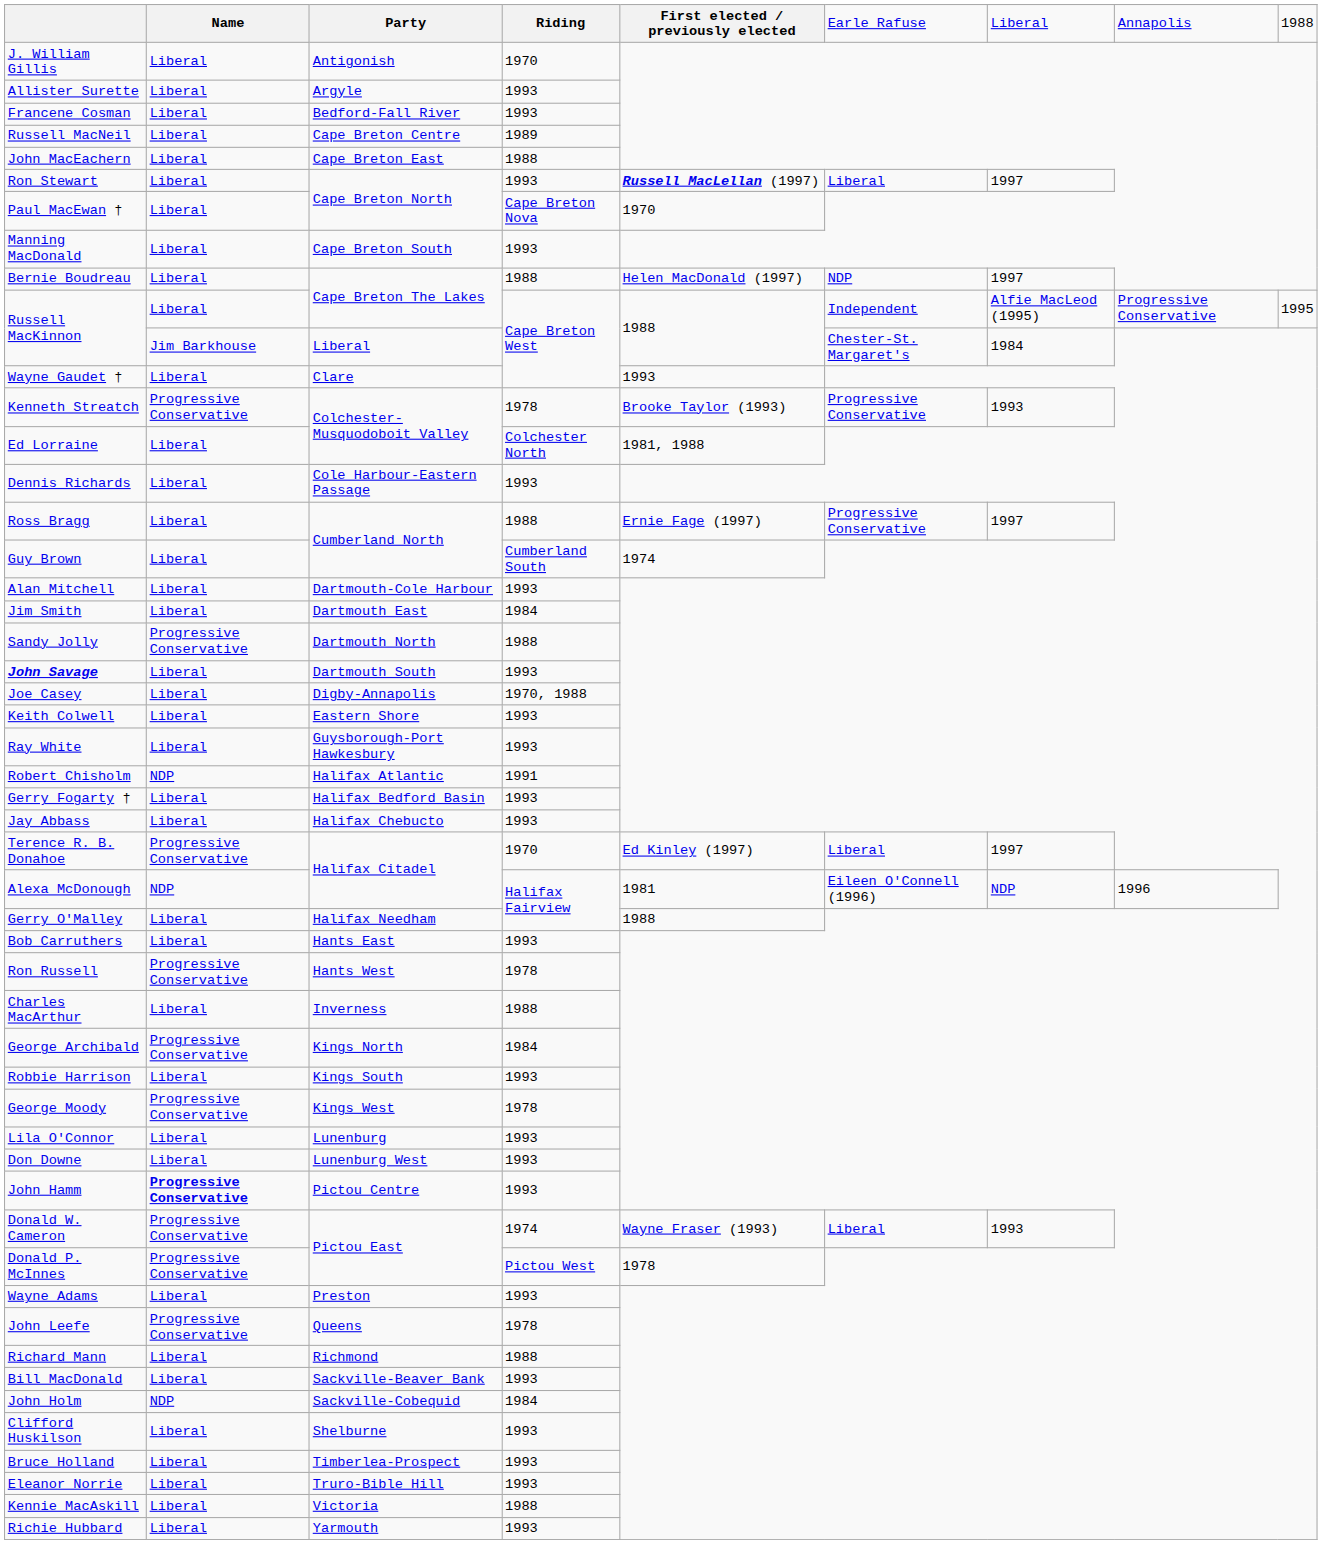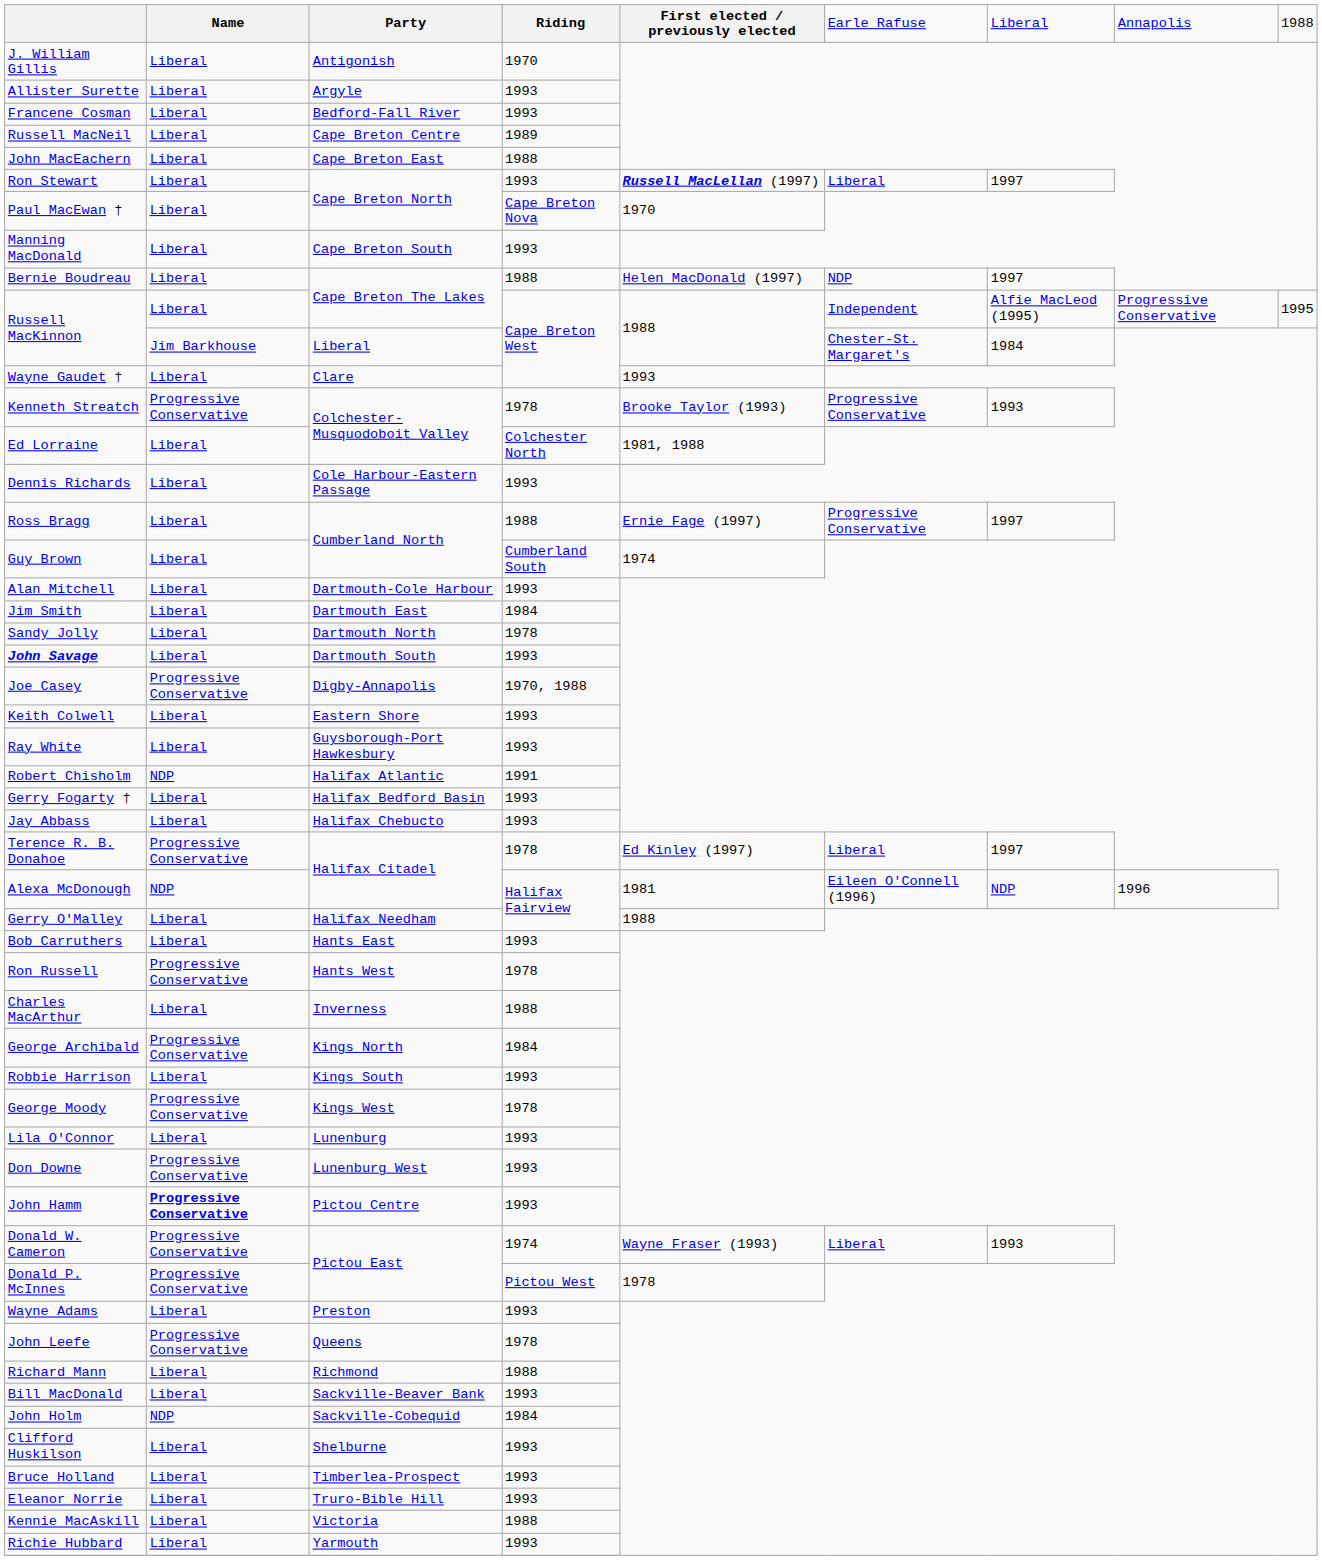(199, 642) Progressive Conservative -> (178, 634) Liberal
(521, 642) 1988 -> (521, 634) 1978
(178, 694) Liberal -> (199, 686) Progressive Conservative
(521, 851) 1970 -> (521, 851) 1978
(178, 1160) Liberal -> (199, 1168) Progressive Conservative
